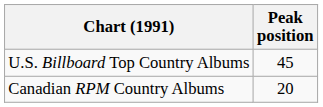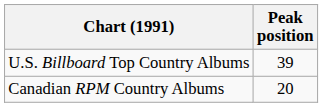(285, 62) 45 -> (285, 62) 39
